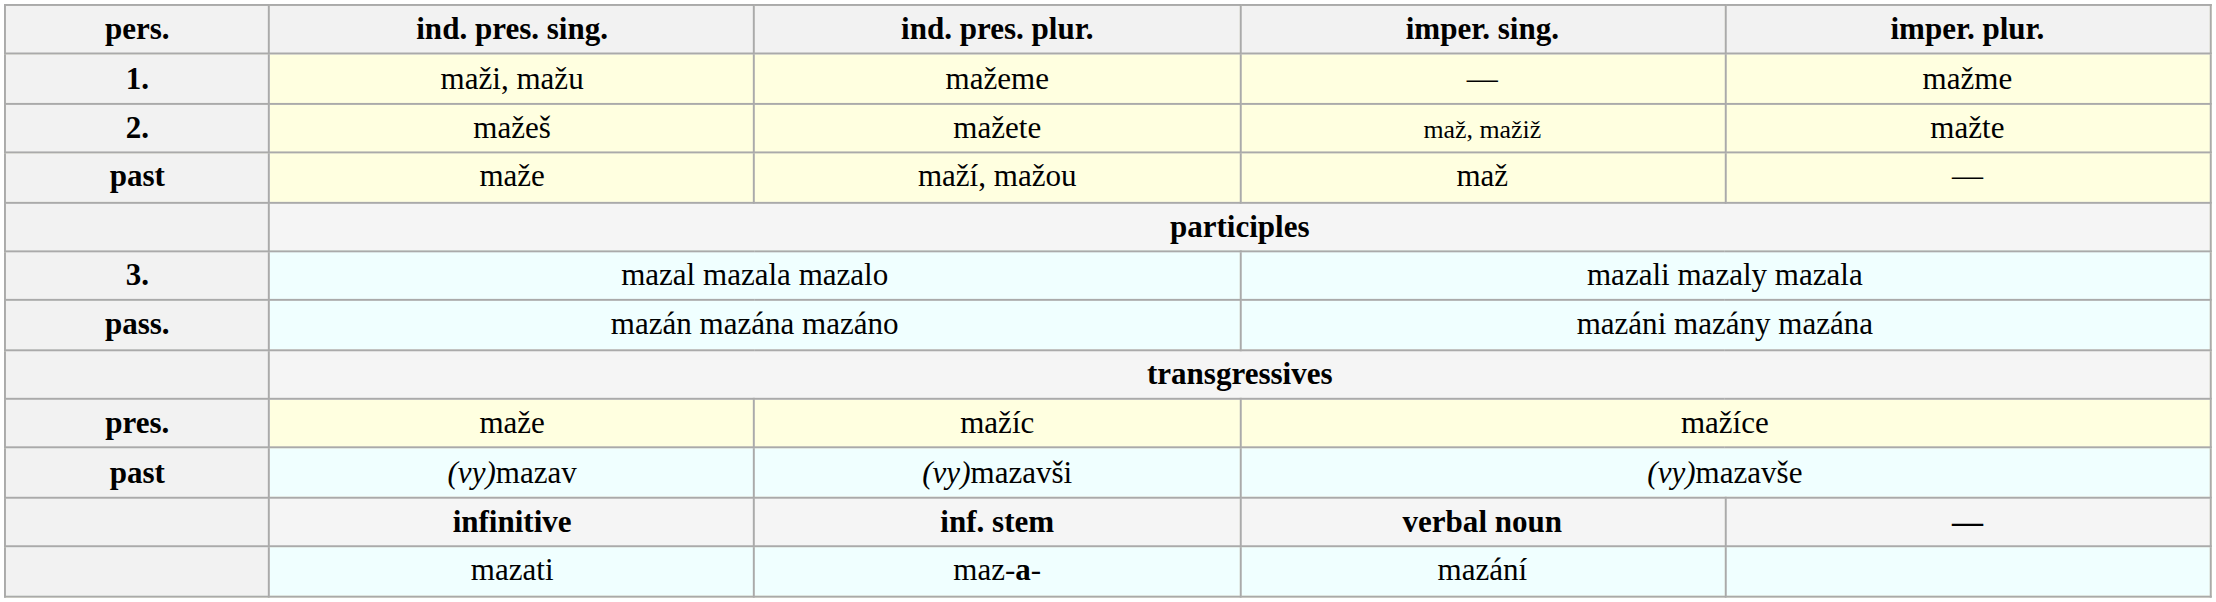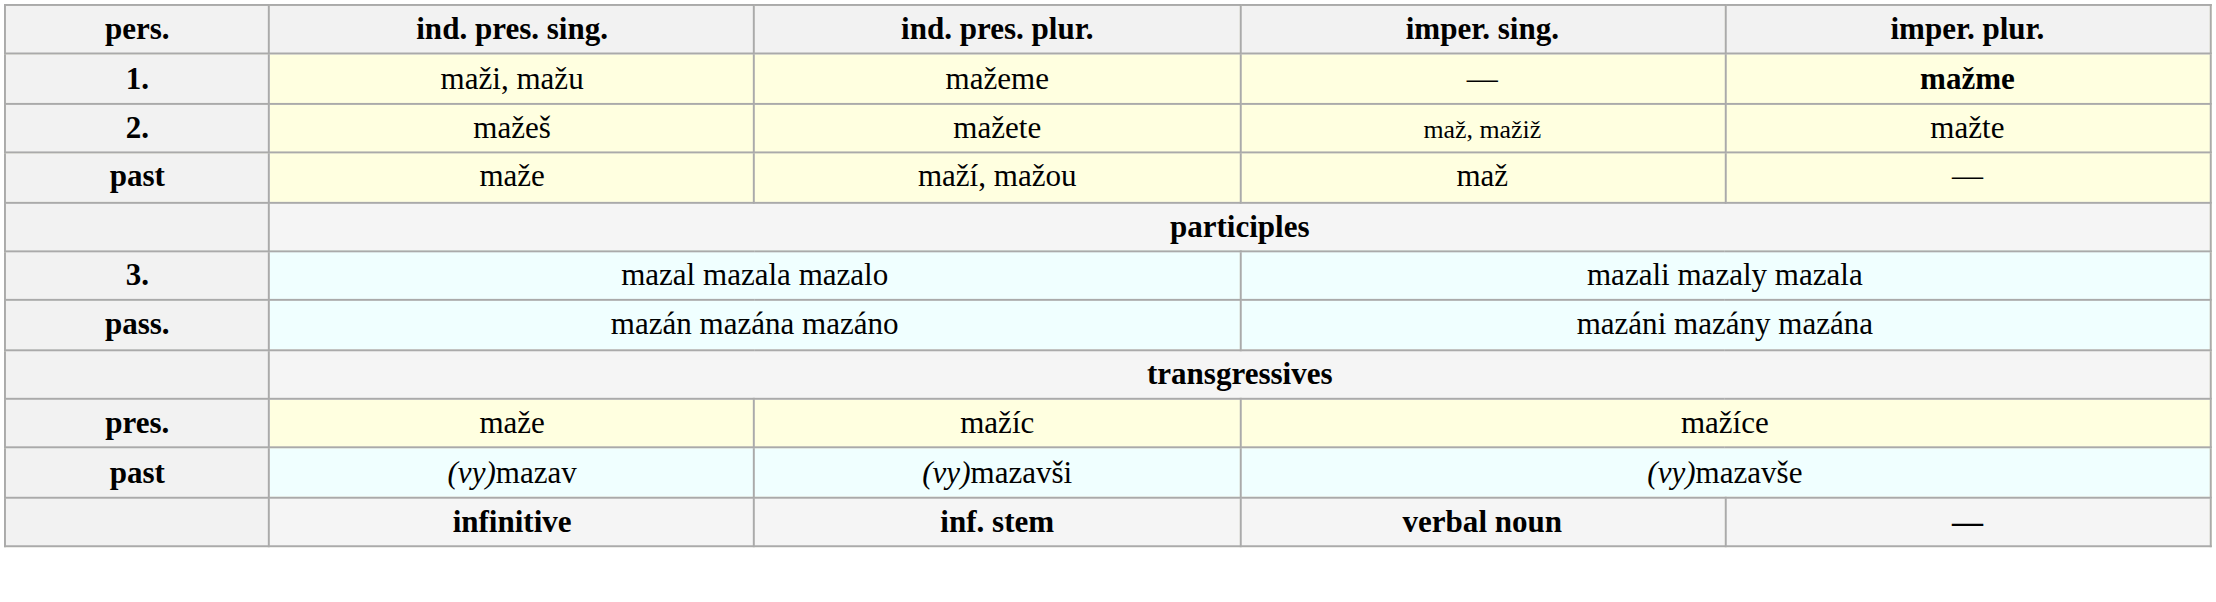(1967, 78) normal -> (1967, 78) bold
- row: (997, 570)
